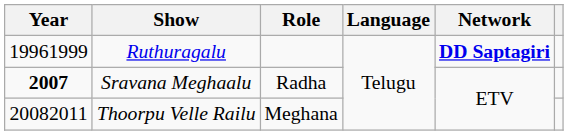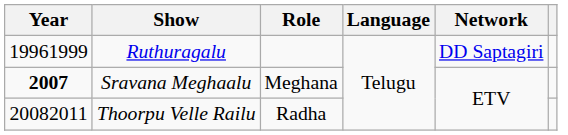(495, 51) bold -> (491, 51) normal
(301, 82) Radha -> (301, 82) Meghana
(301, 113) Meghana -> (301, 113) Radha
